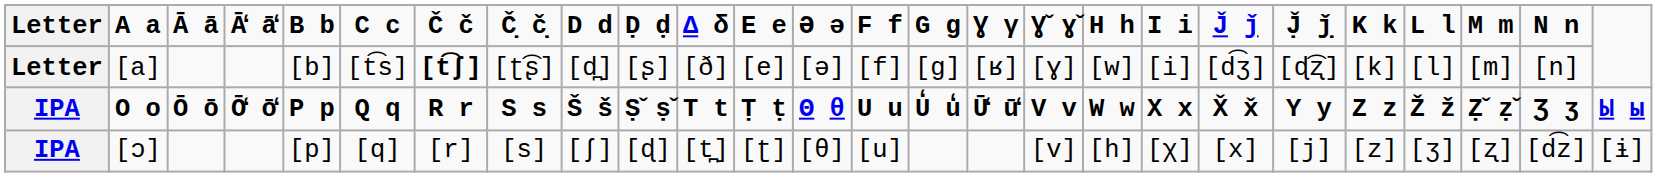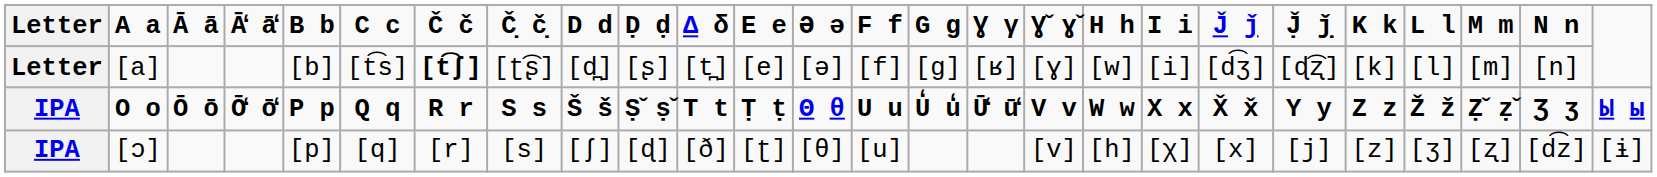(706, 67) [ð] -> (706, 67) [t̪]
(706, 150) [t̪] -> (706, 150) [ð]
